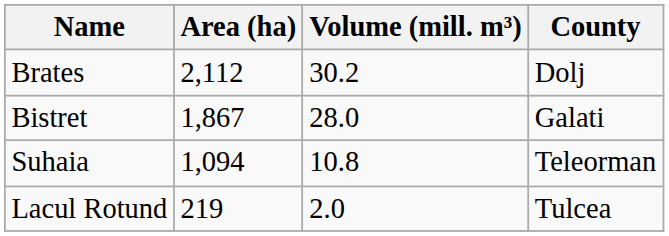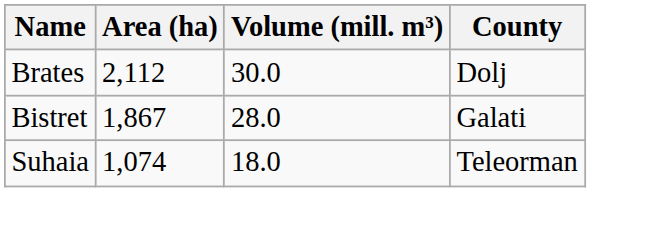(334, 72) 30.2 -> (256, 72) 30.0
(212, 162) 1,094 -> (134, 162) 1,074
(334, 162) 10.8 -> (256, 162) 18.0
- row: (89, 207)
